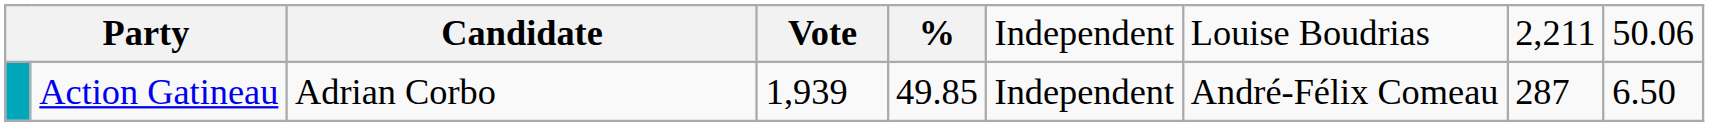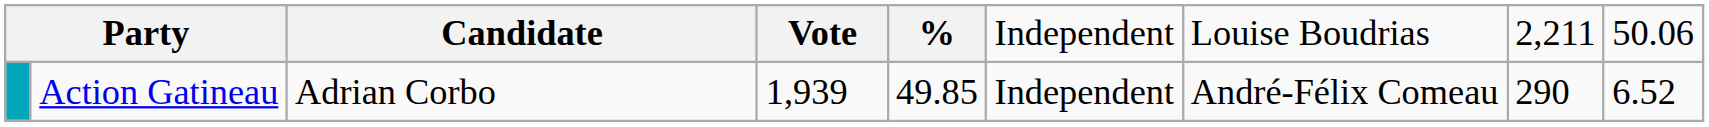(1542, 90) 287 -> (1542, 90) 290
(1644, 90) 6.50 -> (1644, 90) 6.52
